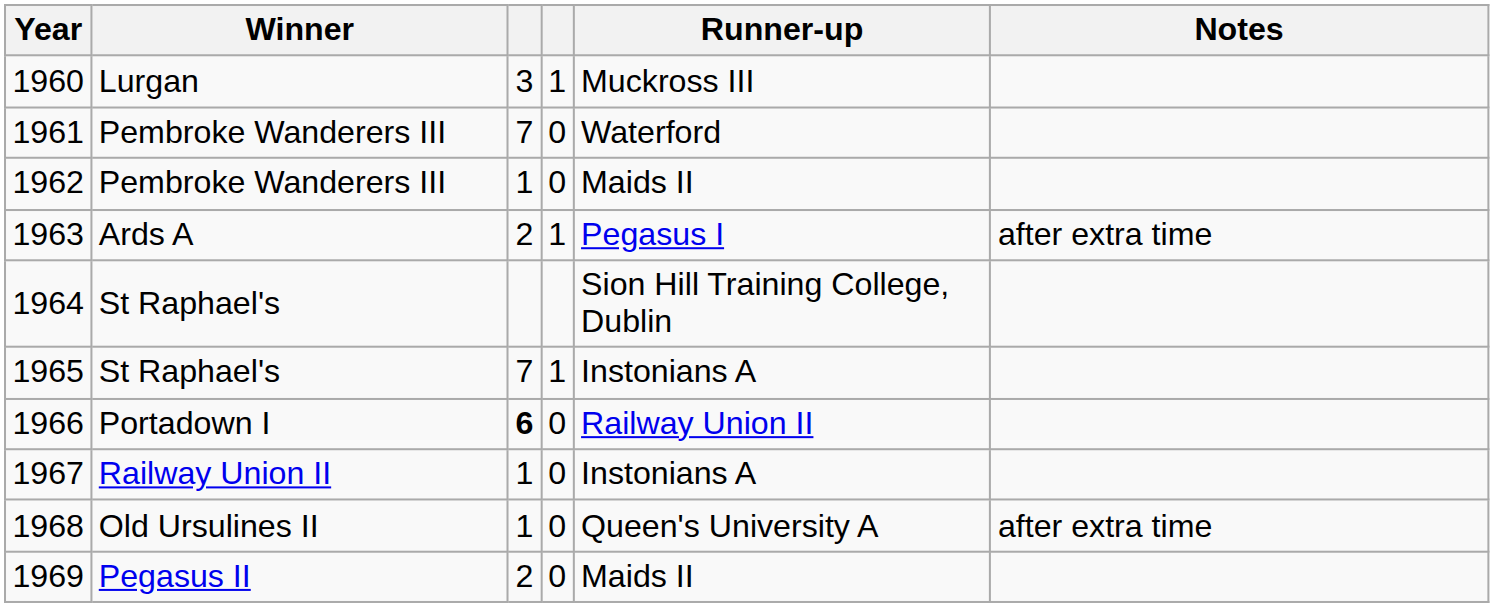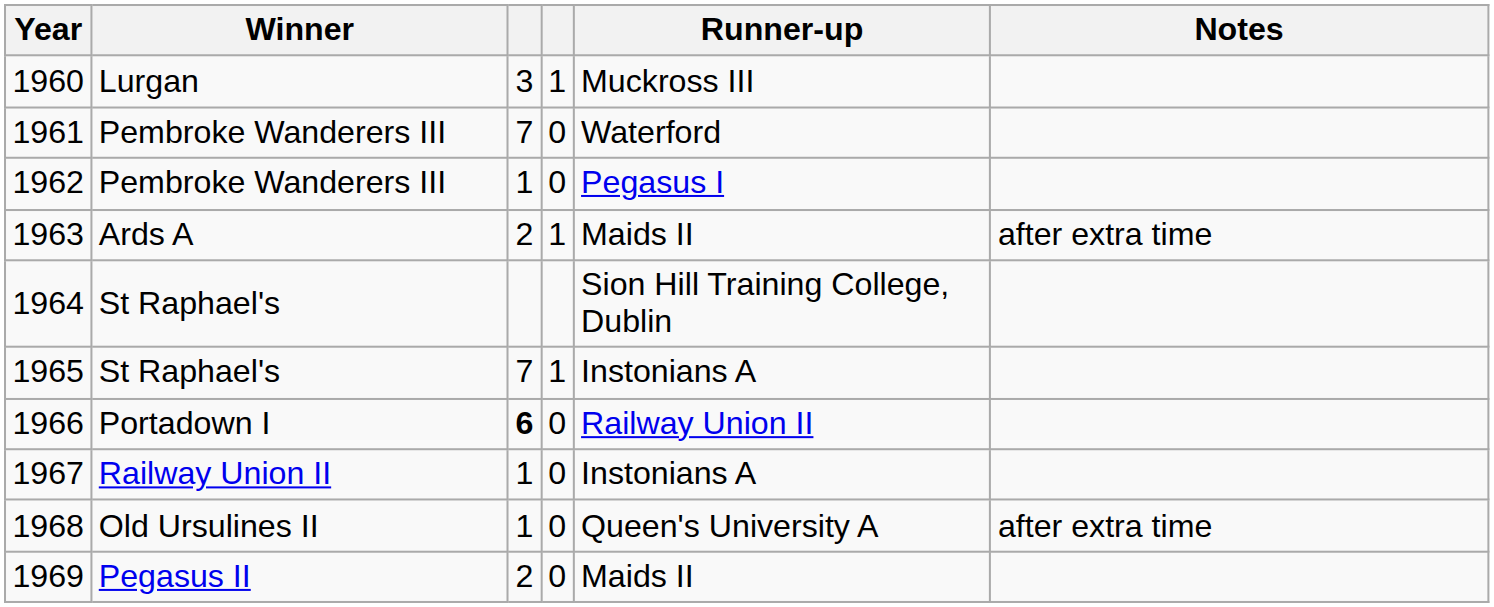(637, 183) Maids II -> (653, 183) Pegasus I
(653, 234) Pegasus I -> (637, 234) Maids II
